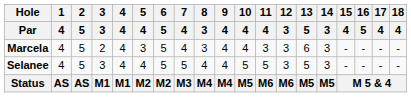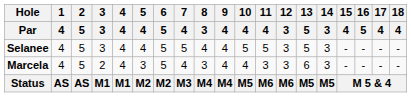rows swapped: (28, 48) <-> (28, 65)
